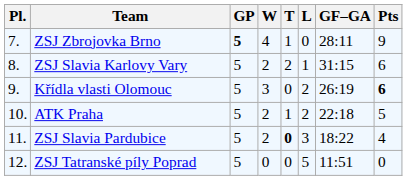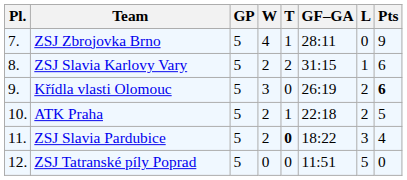columns swapped: (307, 16) <-> (345, 16)
(237, 41) bold -> (237, 41) normal
